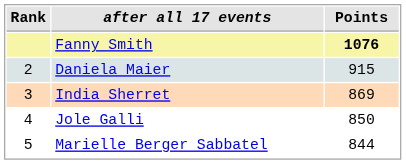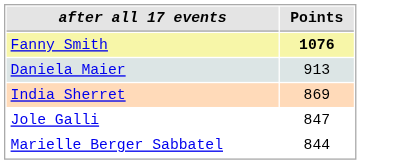- column: (28, 19)
(361, 70) 915 -> (317, 70) 913
(361, 120) 850 -> (317, 120) 847
